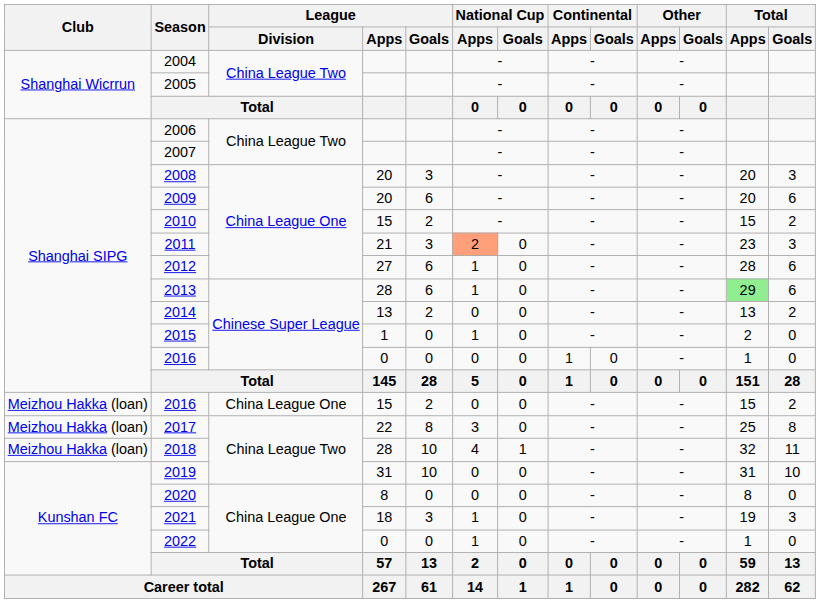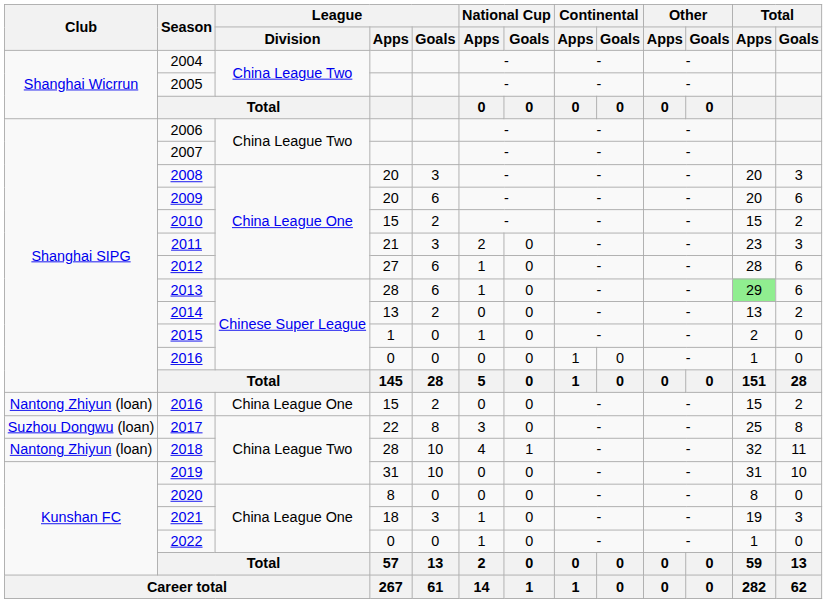(475, 244) lightsalmon background -> (481, 244) no background
(78, 404) Meizhou Hakka (loan) -> (81, 404) Nantong Zhiyun (loan)
(78, 426) Meizhou Hakka (loan) -> (81, 426) Suzhou Dongwu (loan)
(78, 449) Meizhou Hakka (loan) -> (81, 449) Nantong Zhiyun (loan)
